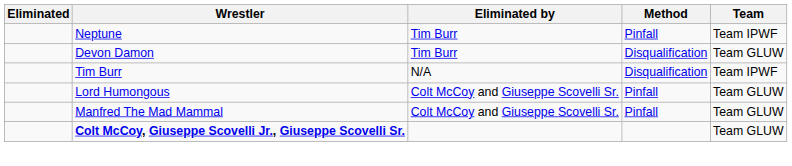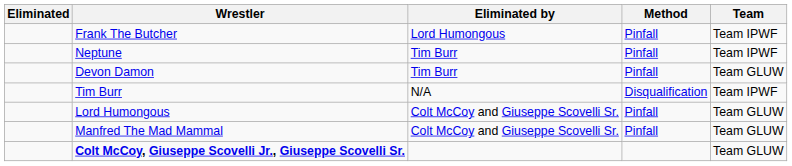+ row: (126, 33)
(666, 53) Disqualification -> (641, 72) Pinfall
